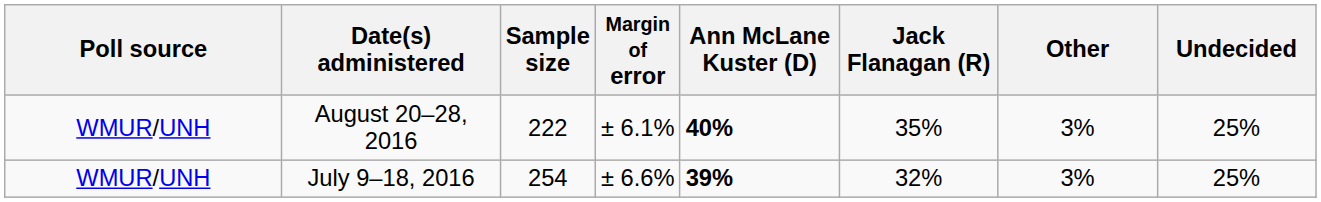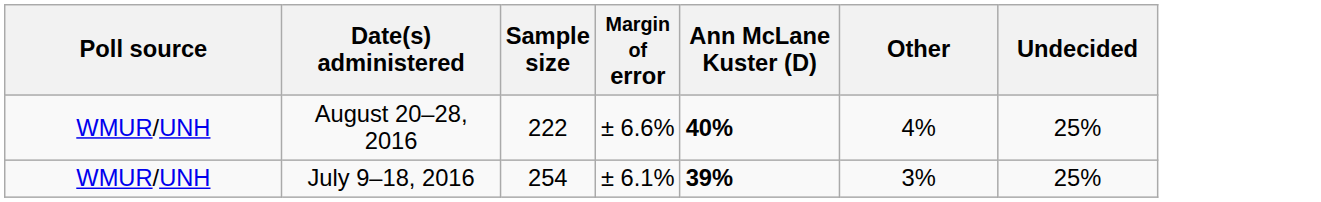- column: (919, 49)
(638, 127) ± 6.1% -> (638, 127) ± 6.6%
(1078, 127) 3% -> (919, 127) 4%
(638, 178) ± 6.6% -> (638, 178) ± 6.1%
